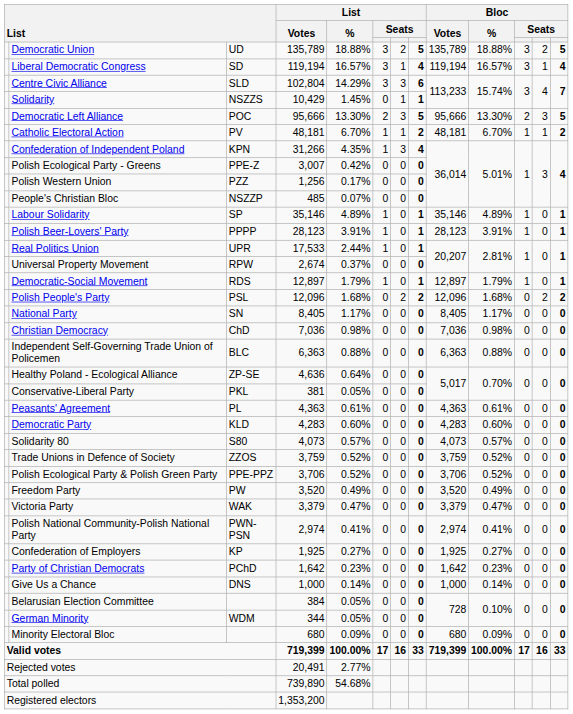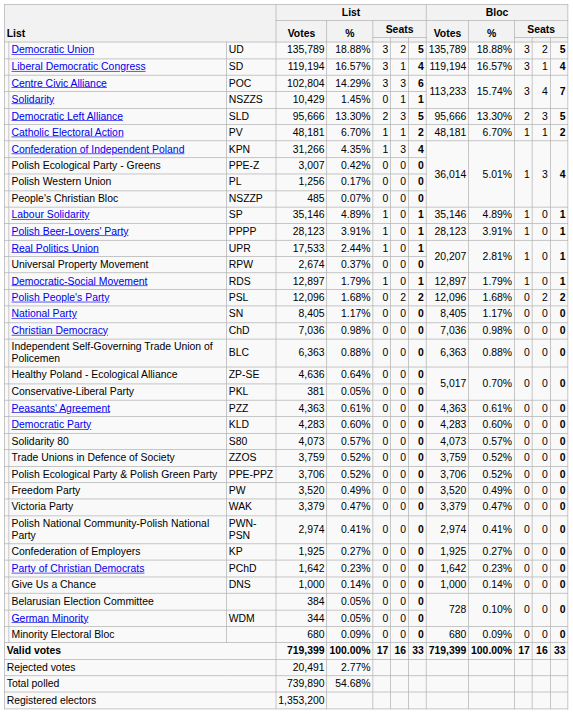(239, 83) SLD -> (240, 83) POC
(240, 116) POC -> (239, 116) SLD
(239, 182) PZZ -> (235, 182) PL
(235, 408) PL -> (239, 408) PZZ
